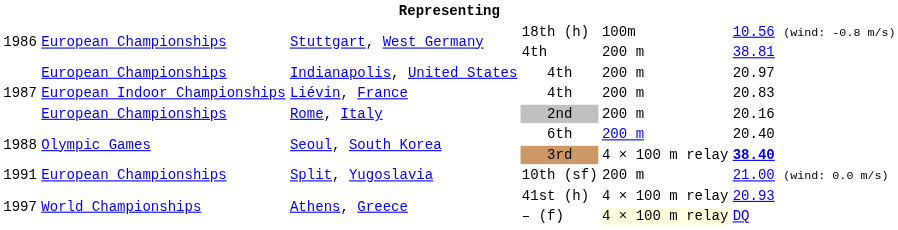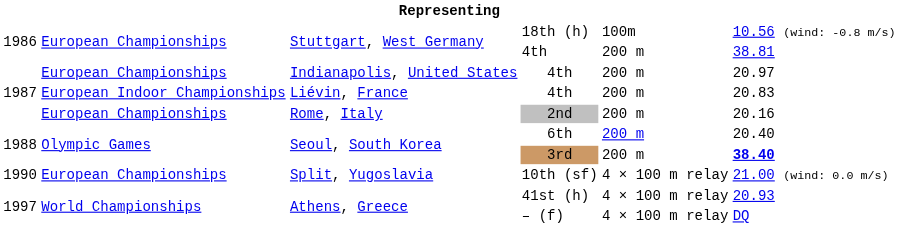(665, 155) 4 × 100 m relay -> (623, 155) 200 m
(20, 176) 1991 -> (20, 176) 1990
(623, 176) 200 m -> (665, 176) 4 × 100 m relay
(665, 217) lightyellow background -> (665, 217) no background
